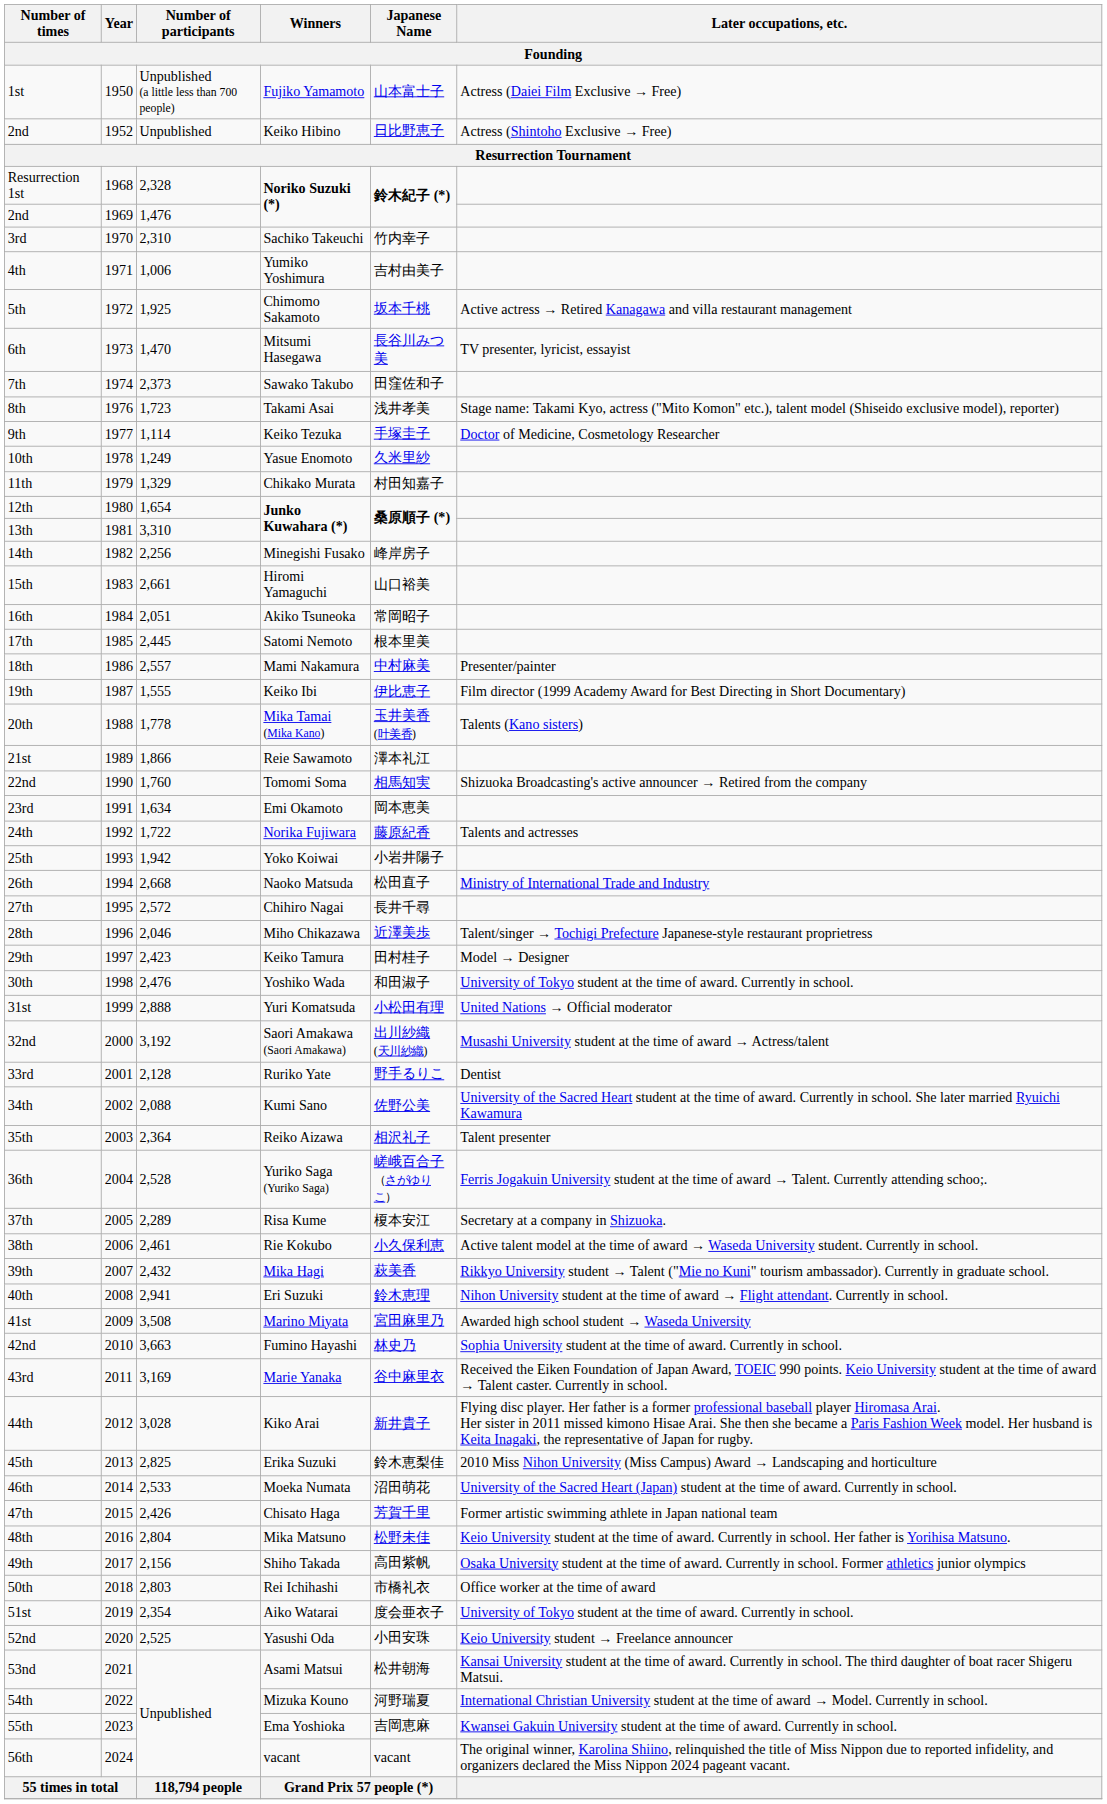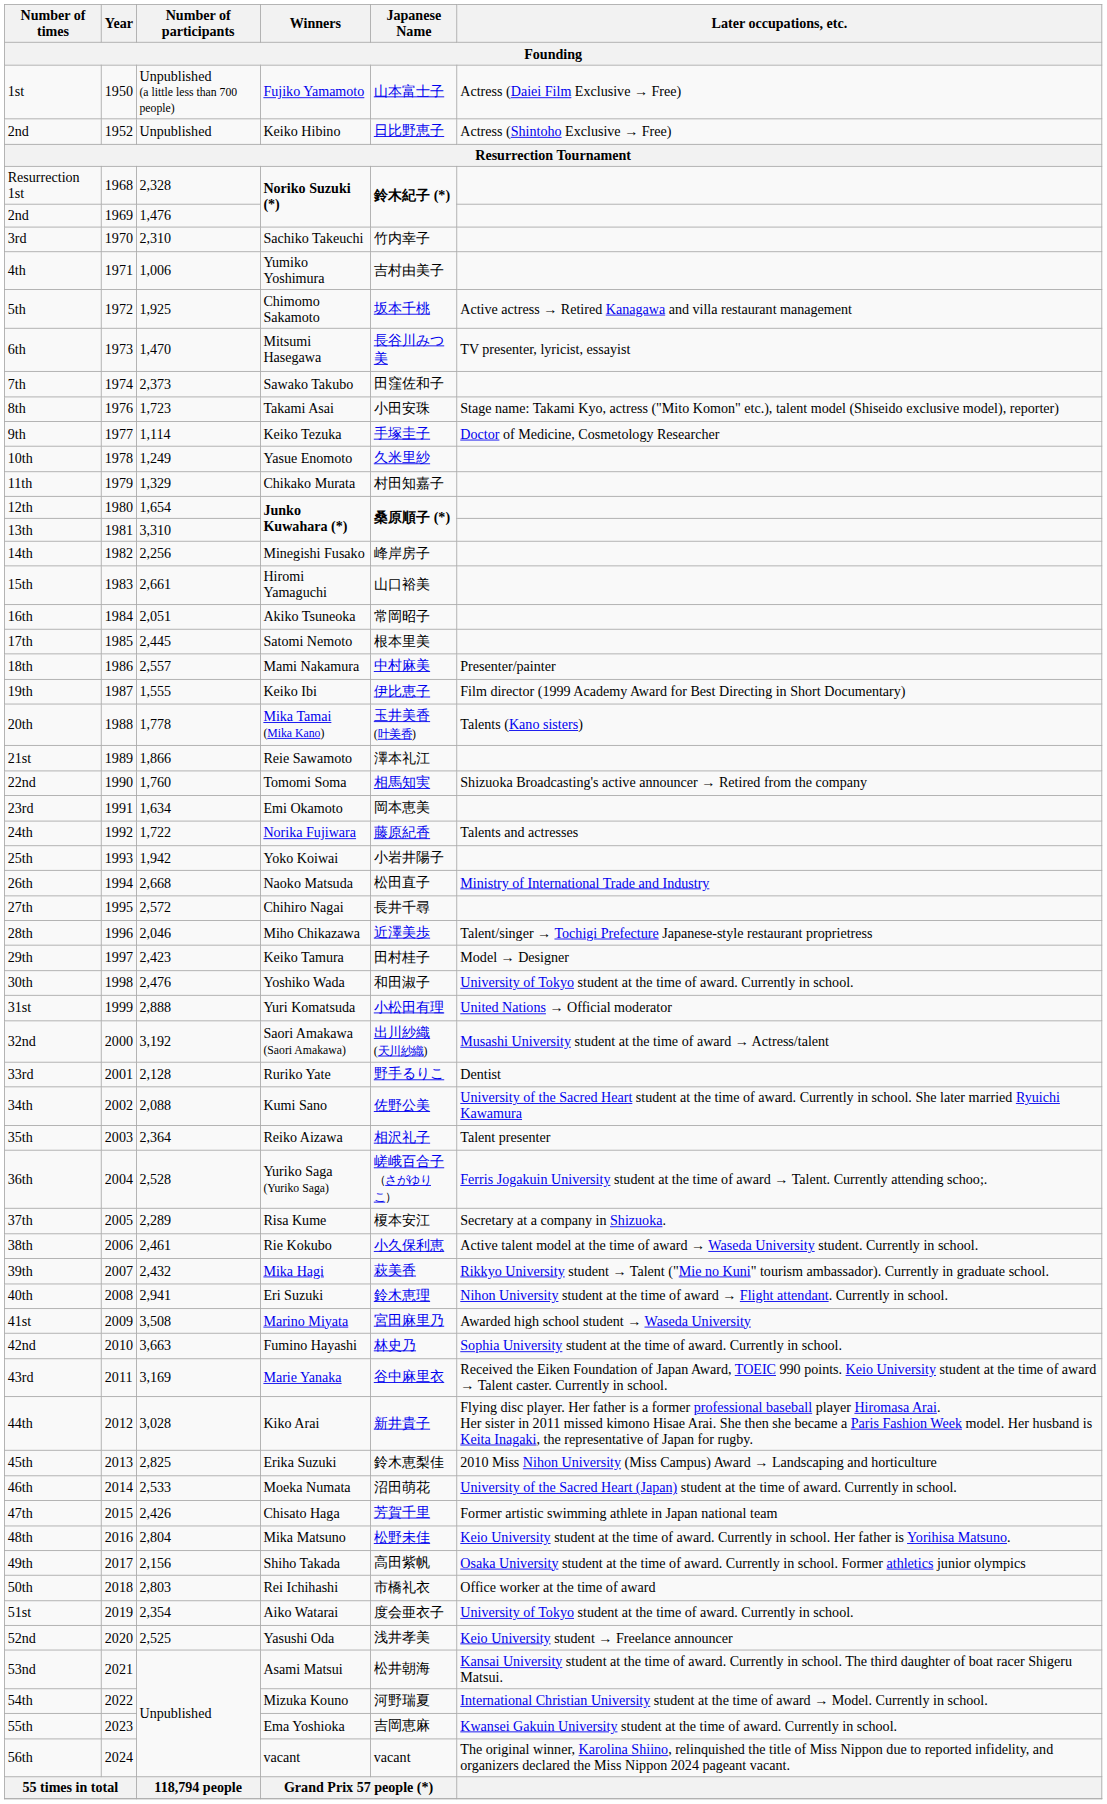(402, 408) 浅井孝美 -> (402, 408) 小田安珠
(402, 1637) 小田安珠 -> (402, 1637) 浅井孝美
